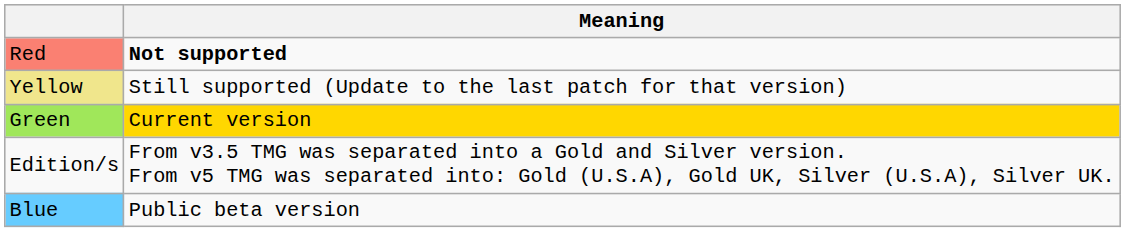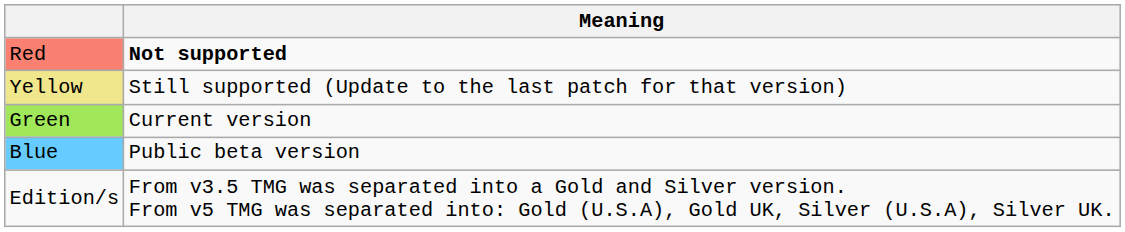(220, 120) gold background -> (220, 120) no background
rows swapped: (34, 210) <-> (64, 165)
